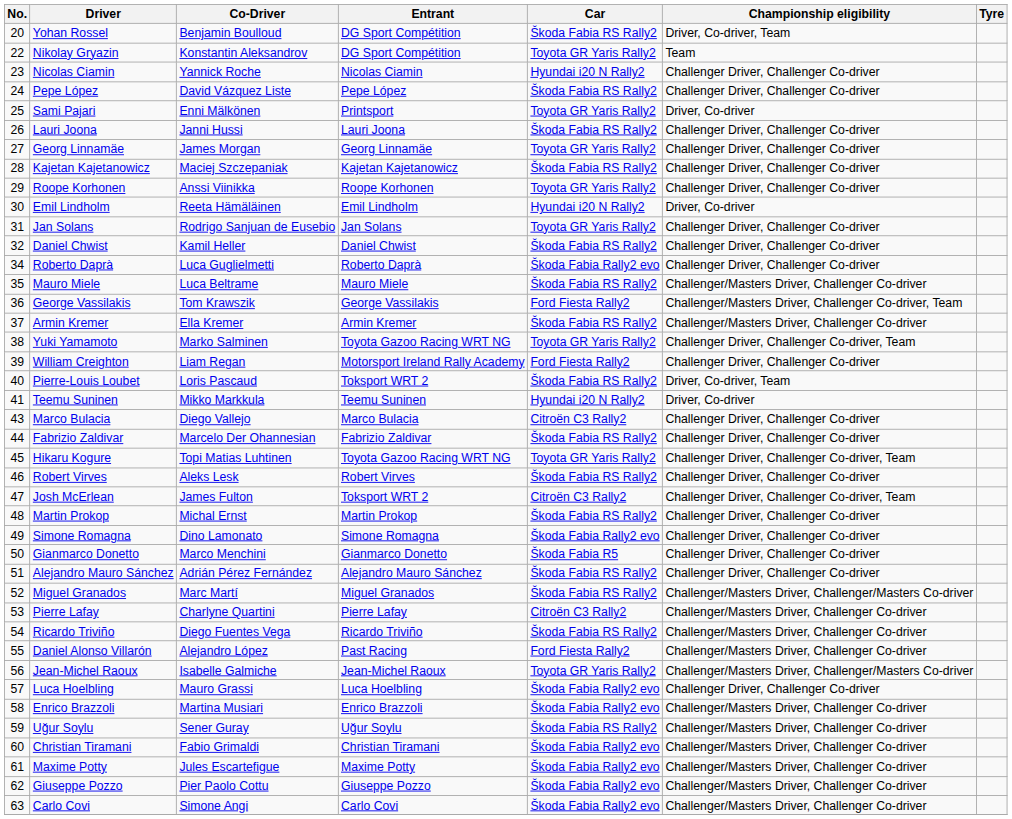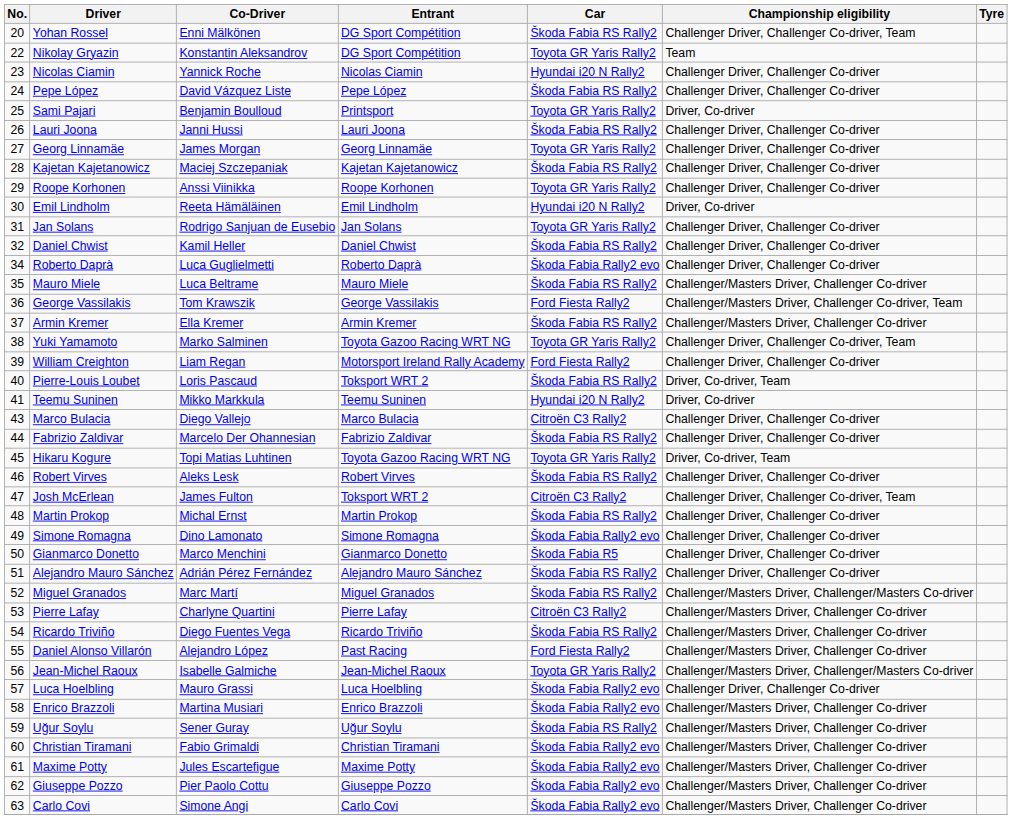(230, 33) Benjamin Boulloud -> (220, 33) Enni Mälkönen
(728, 33) Driver, Co-driver, Team -> (790, 33) Challenger Driver, Challenger Co-driver, Team
(220, 110) Enni Mälkönen -> (230, 110) Benjamin Boulloud
(790, 457) Challenger Driver, Challenger Co-driver, Team -> (728, 457) Driver, Co-driver, Team
